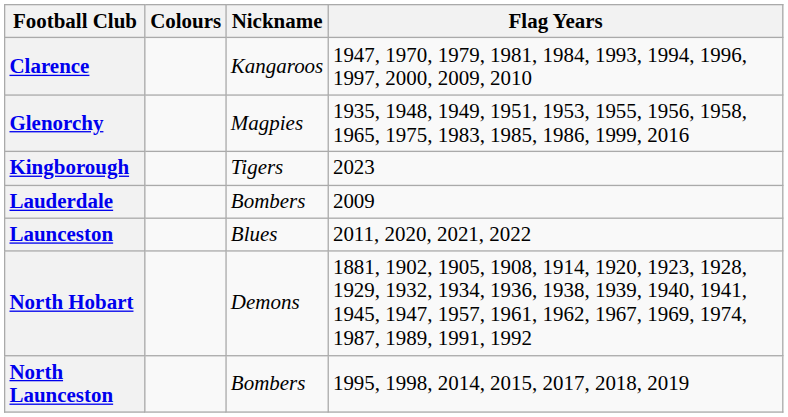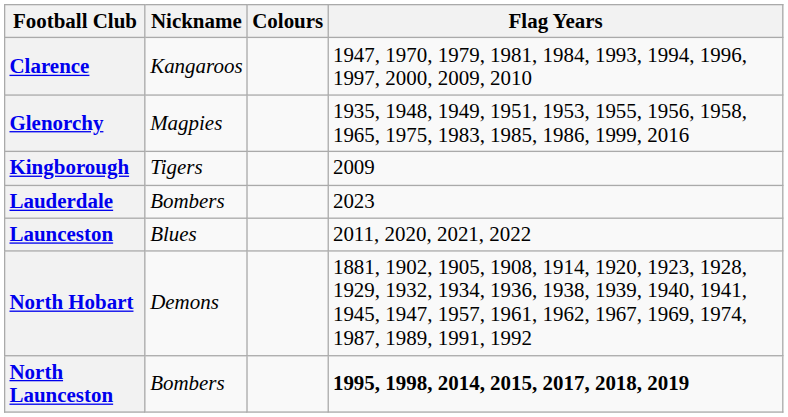columns swapped: (186, 21) <-> (277, 21)
(354, 168) 2023 -> (354, 168) 2009
(354, 201) 2009 -> (354, 201) 2023
(511, 383) normal -> (511, 383) bold
